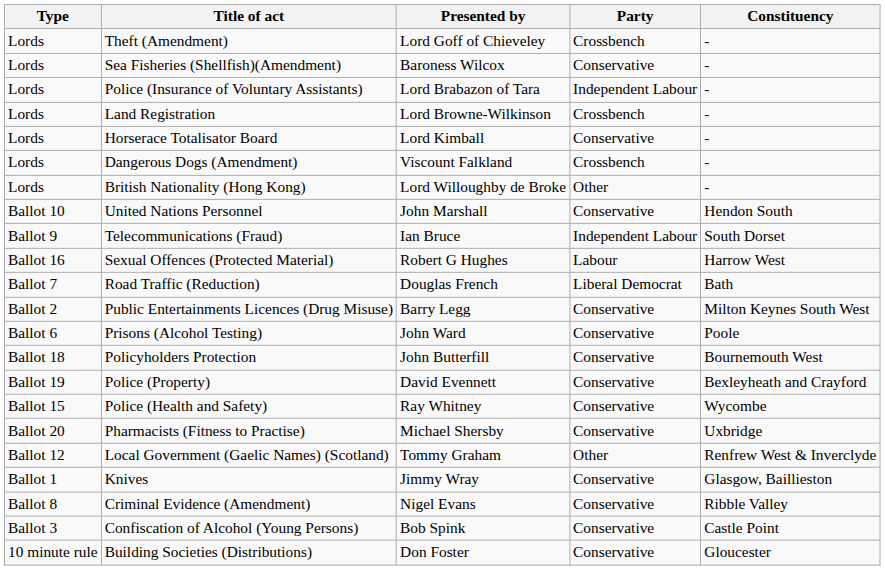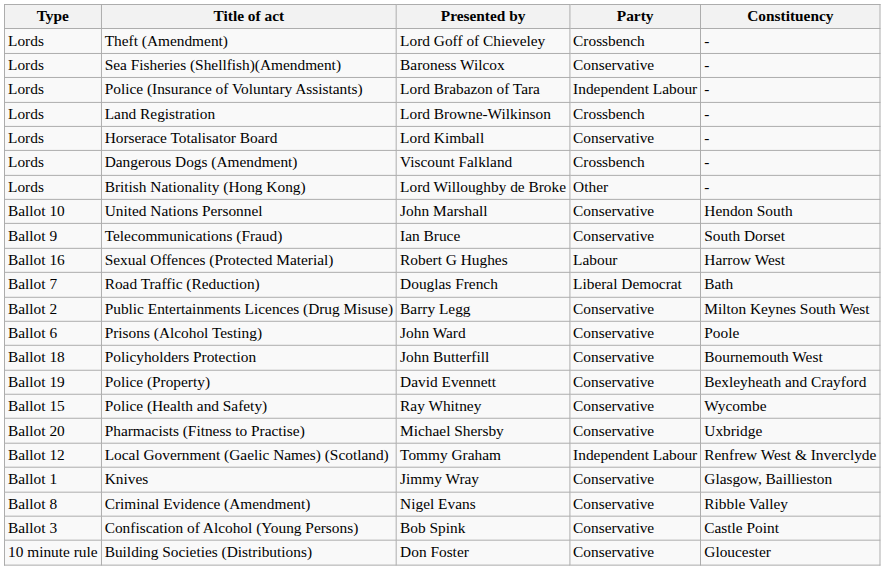(635, 235) Independent Labour -> (614, 235) Conservative
(591, 455) Other -> (635, 455) Independent Labour
